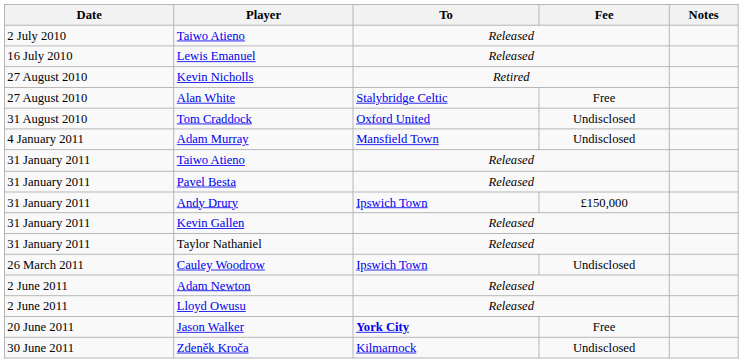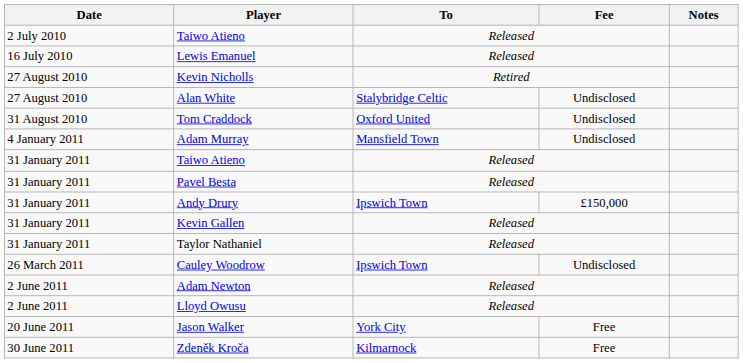(604, 98) Free -> (604, 98) Undisclosed
(383, 327) bold -> (381, 327) normal
(604, 347) Undisclosed -> (604, 347) Free
